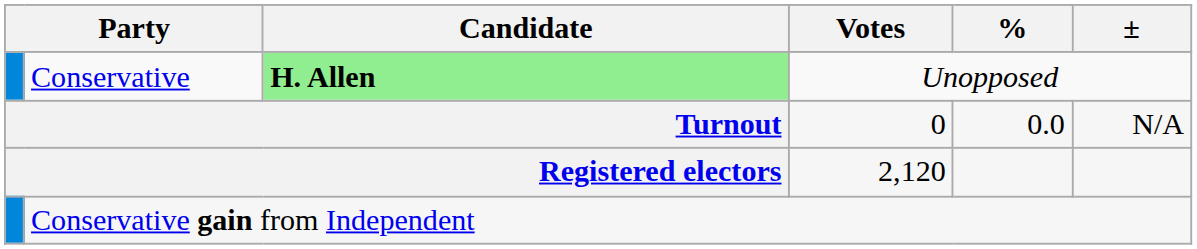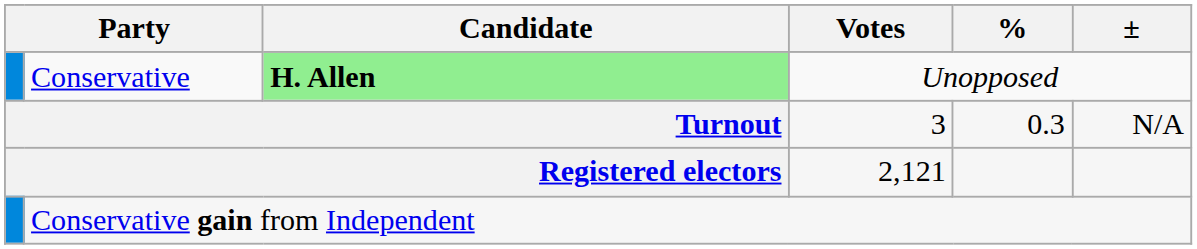(938, 123) 0 -> (938, 123) 3
(1046, 123) 0.0 -> (1046, 123) 0.3
(912, 171) 2,120 -> (912, 171) 2,121
